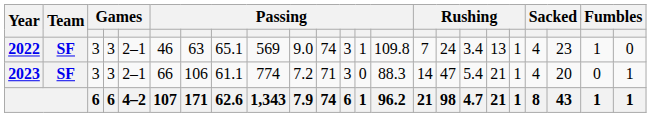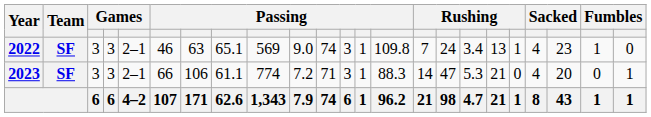(363, 74) 0 -> (363, 74) 1
(473, 74) 5.4 -> (473, 74) 5.3
(517, 74) 1 -> (517, 74) 0
